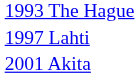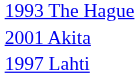rows swapped: (47, 37) <-> (48, 64)
